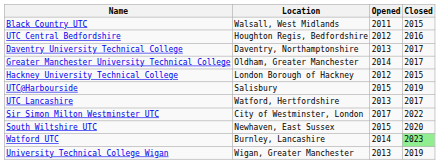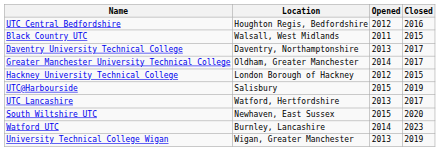rows swapped: (47, 24) <-> (63, 37)
- row: (83, 114)
(414, 140) lightgreen background -> (414, 127) no background
